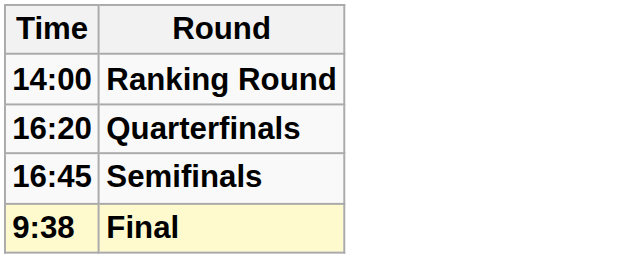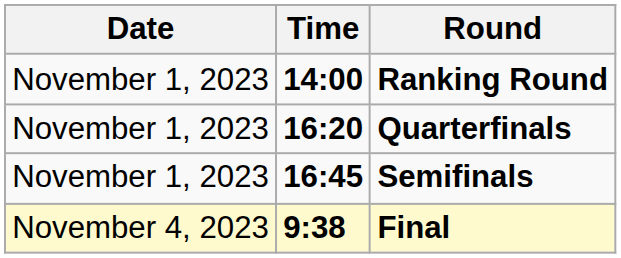+ column: (140, 29)
